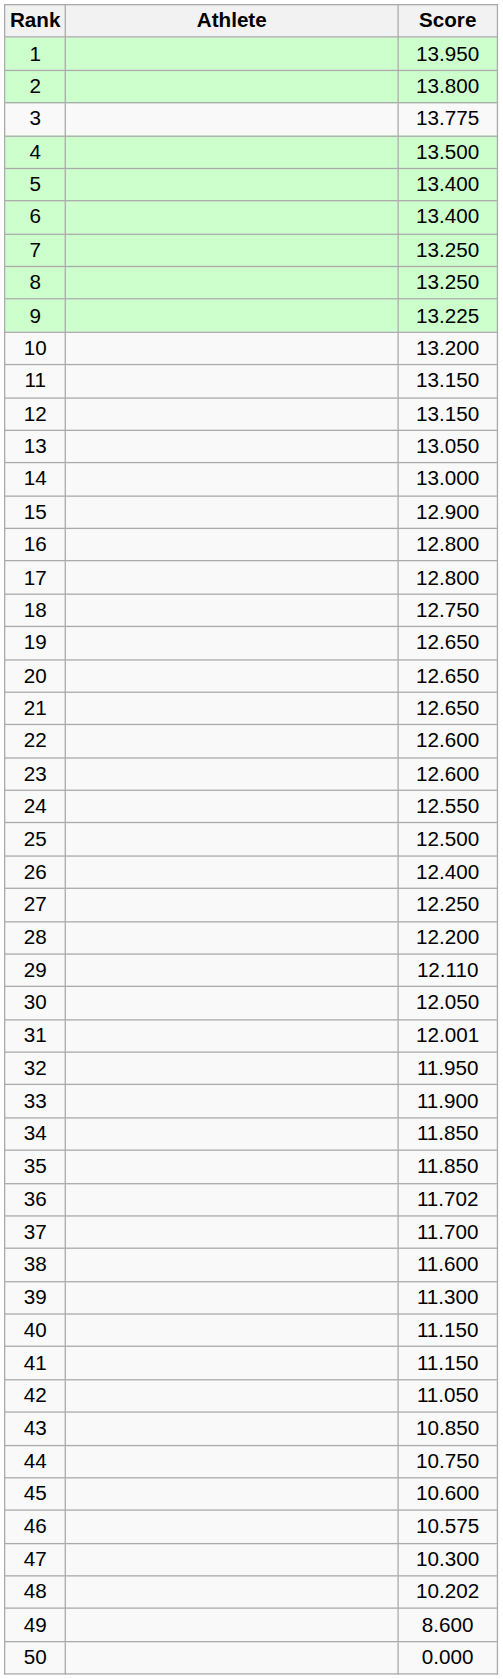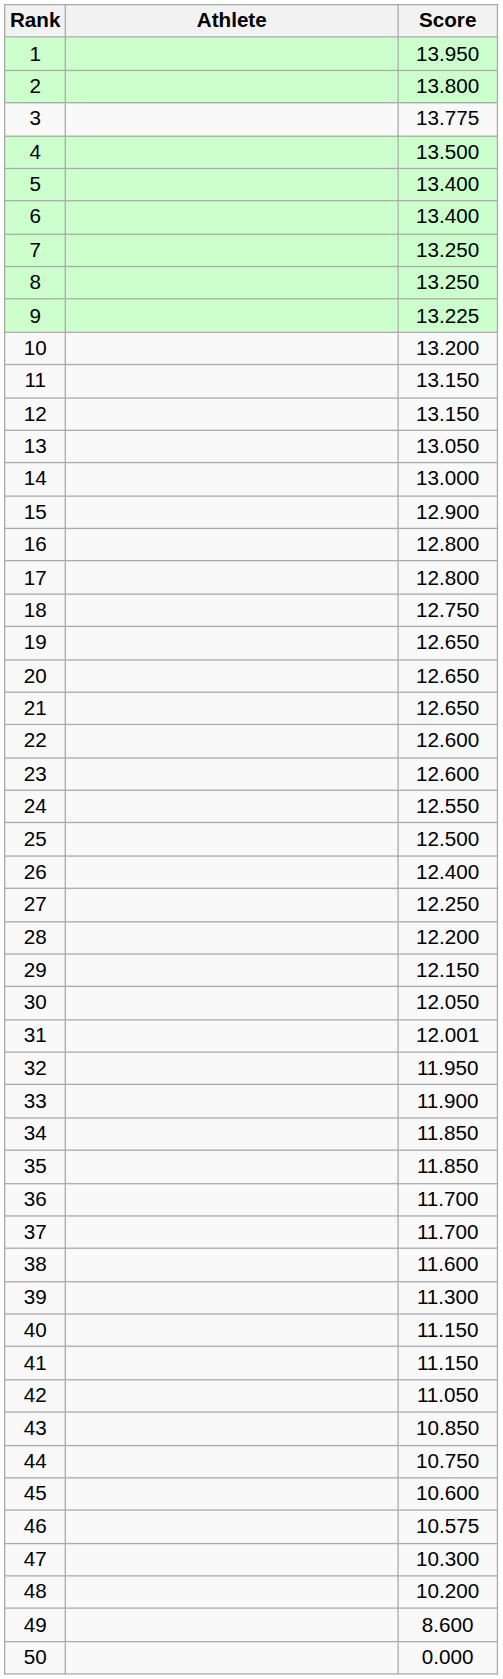(448, 970) 12.110 -> (448, 970) 12.150
(448, 1199) 11.702 -> (448, 1199) 11.700
(448, 1592) 10.202 -> (448, 1592) 10.200
